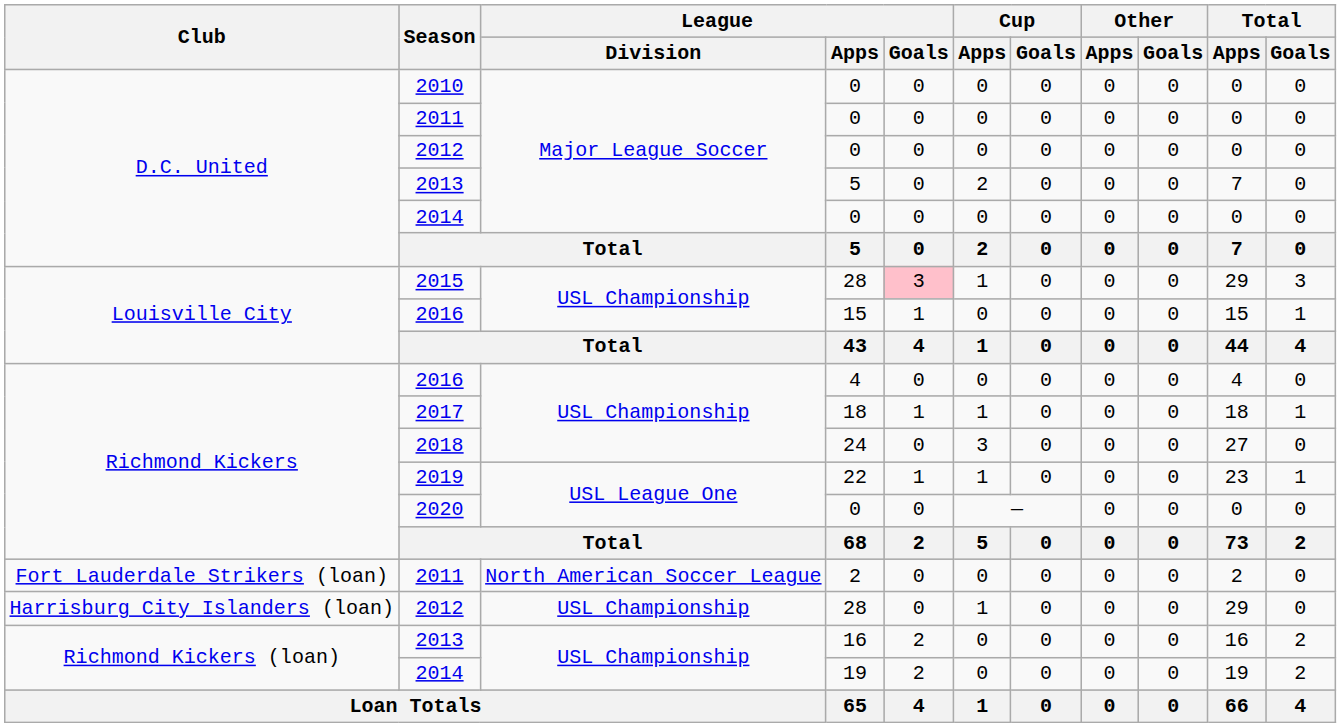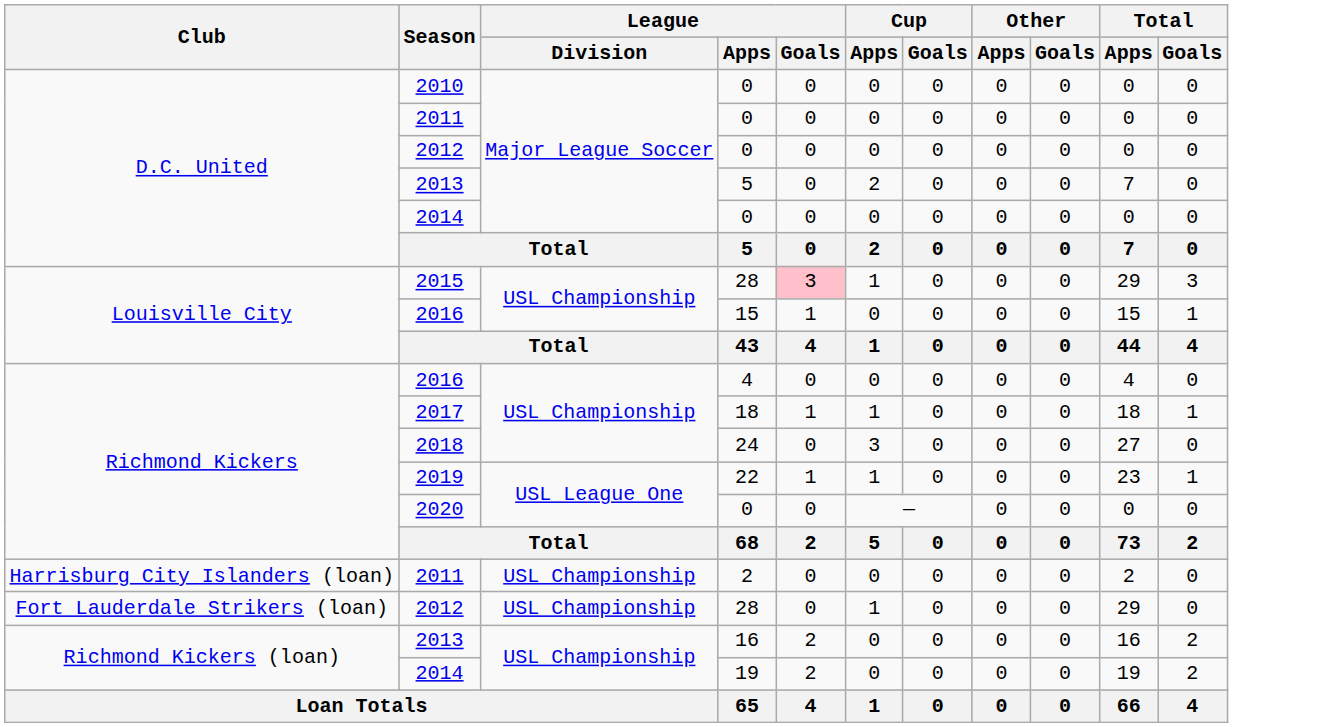(202, 576) Fort Lauderdale Strikers (loan) -> (202, 576) Harrisburg City Islanders (loan)
(653, 576) North American Soccer League -> (599, 576) USL Championship
(202, 608) Harrisburg City Islanders (loan) -> (202, 608) Fort Lauderdale Strikers (loan)
